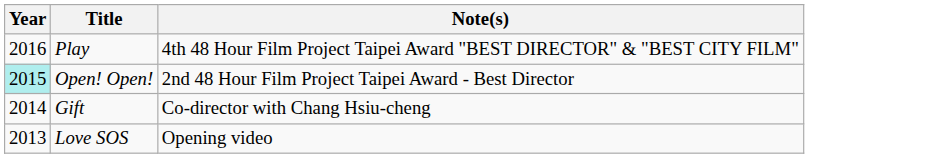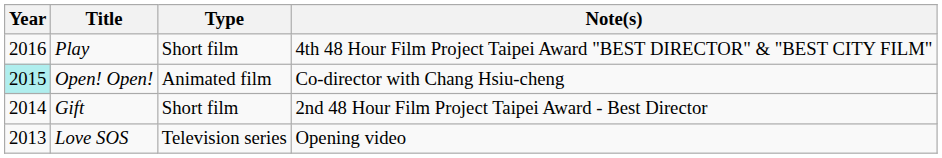+ column: (224, 19)
(368, 78) 2nd 48 Hour Film Project Taipei Award - Best Director -> (430, 78) Co-director with Chang Hsiu-cheng
(296, 108) Co-director with Chang Hsiu-cheng -> (502, 108) 2nd 48 Hour Film Project Taipei Award - Best Director
